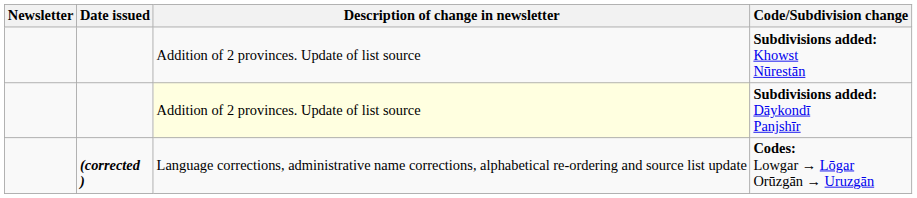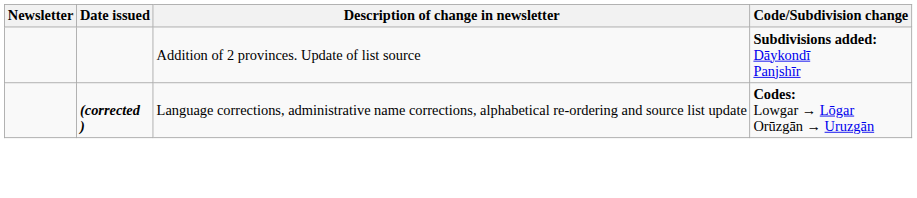- row: (815, 54)
(289, 110) lightyellow background -> (289, 54) no background
